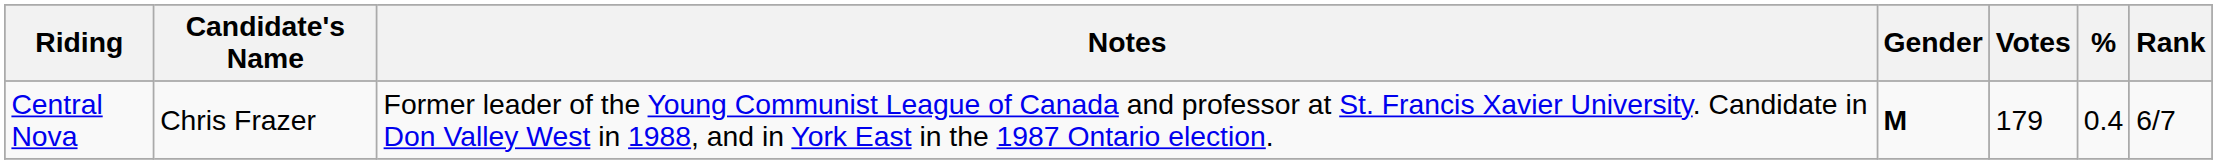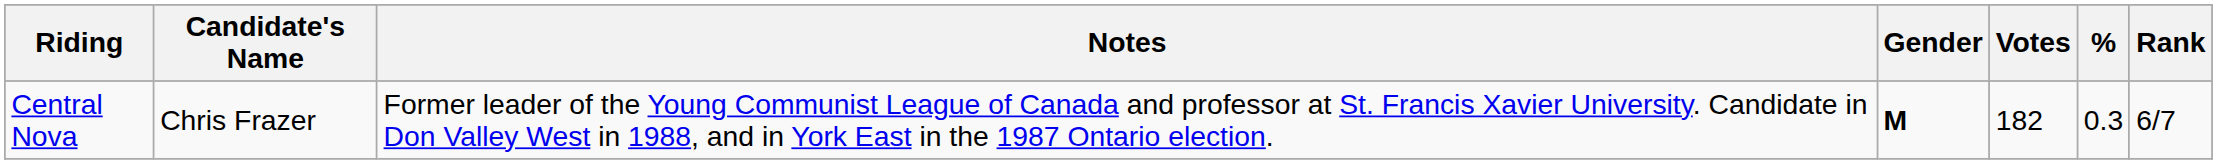(2019, 119) 179 -> (2019, 119) 182
(2104, 119) 0.4 -> (2104, 119) 0.3
